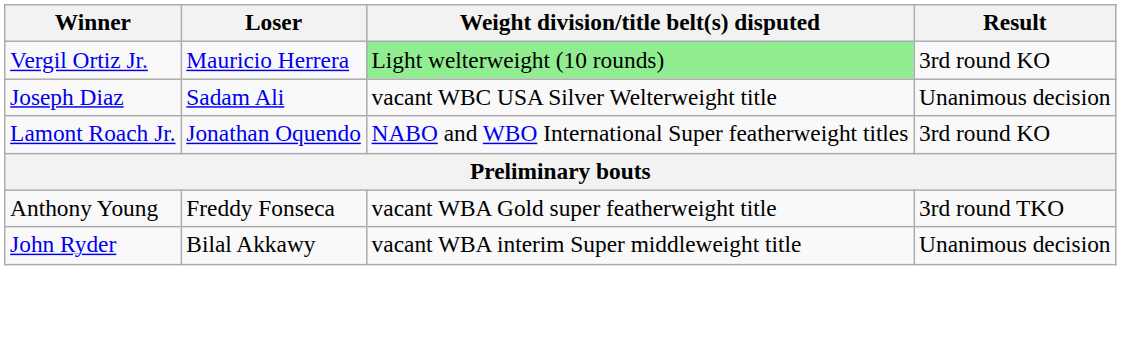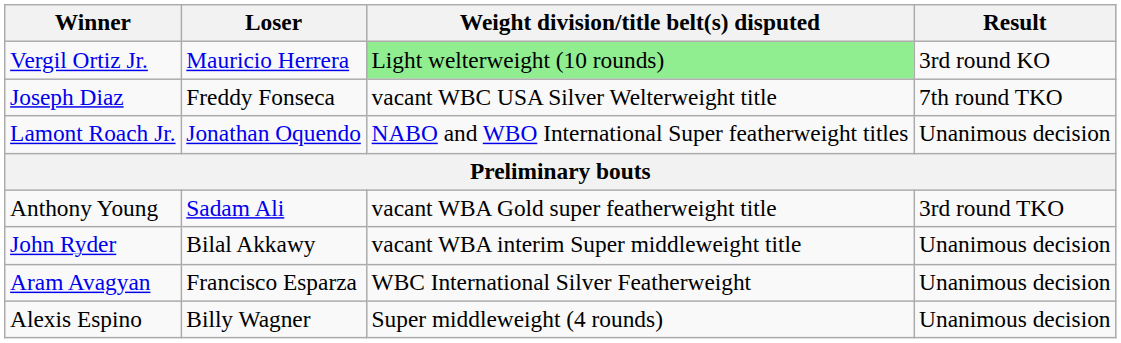(235, 97) Sadam Ali -> (261, 97) Freddy Fonseca
(1015, 97) Unanimous decision -> (991, 97) 7th round TKO
(985, 134) 3rd round KO -> (1015, 134) Unanimous decision
(261, 208) Freddy Fonseca -> (235, 208) Sadam Ali
+ row: (80, 282)
+ row: (76, 319)
